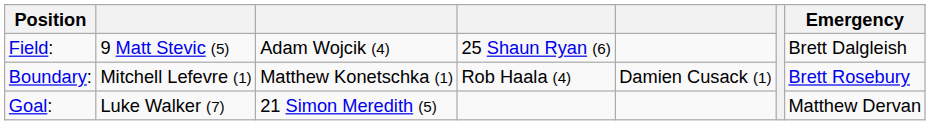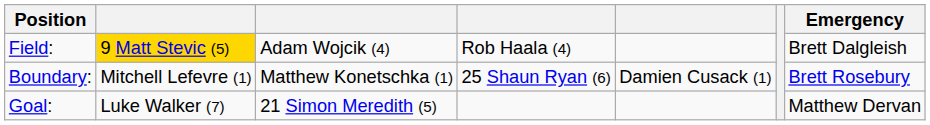(165, 48) no background -> (165, 48) gold background
(536, 48) 25 Shaun Ryan (6) -> (516, 48) Rob Haala (4)
(516, 77) Rob Haala (4) -> (536, 77) 25 Shaun Ryan (6)
